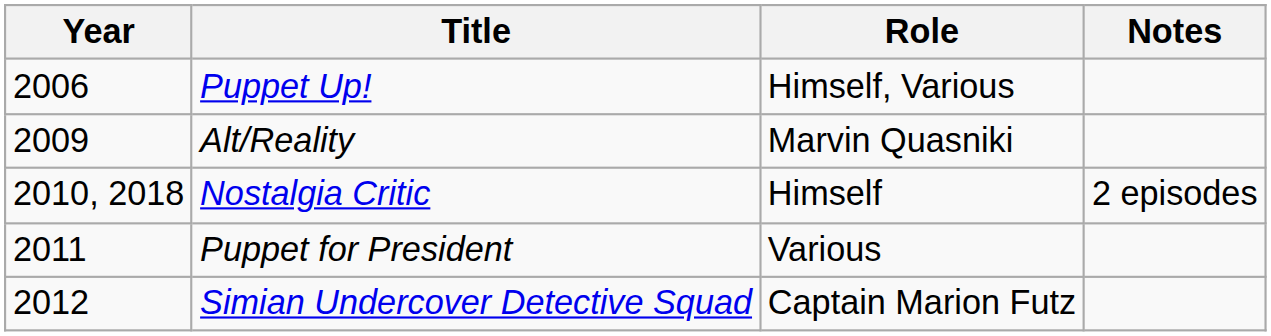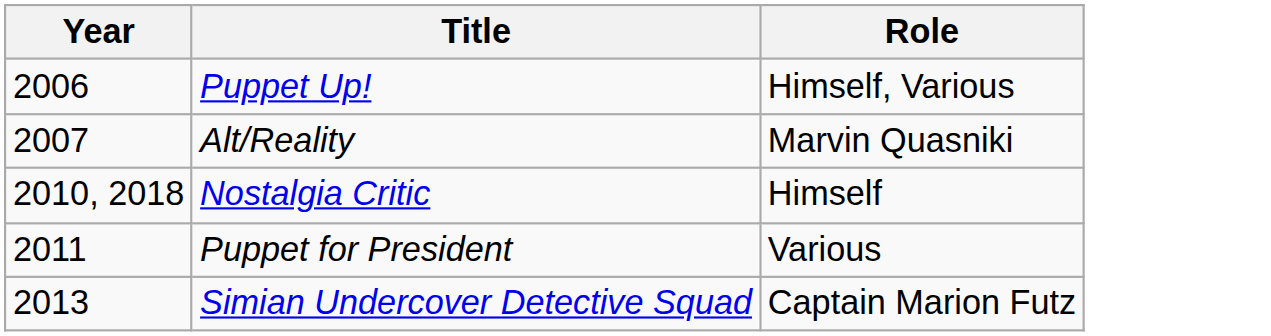- column: (1175, 31)
(51, 140) 2009 -> (51, 140) 2007
(51, 303) 2012 -> (51, 303) 2013
